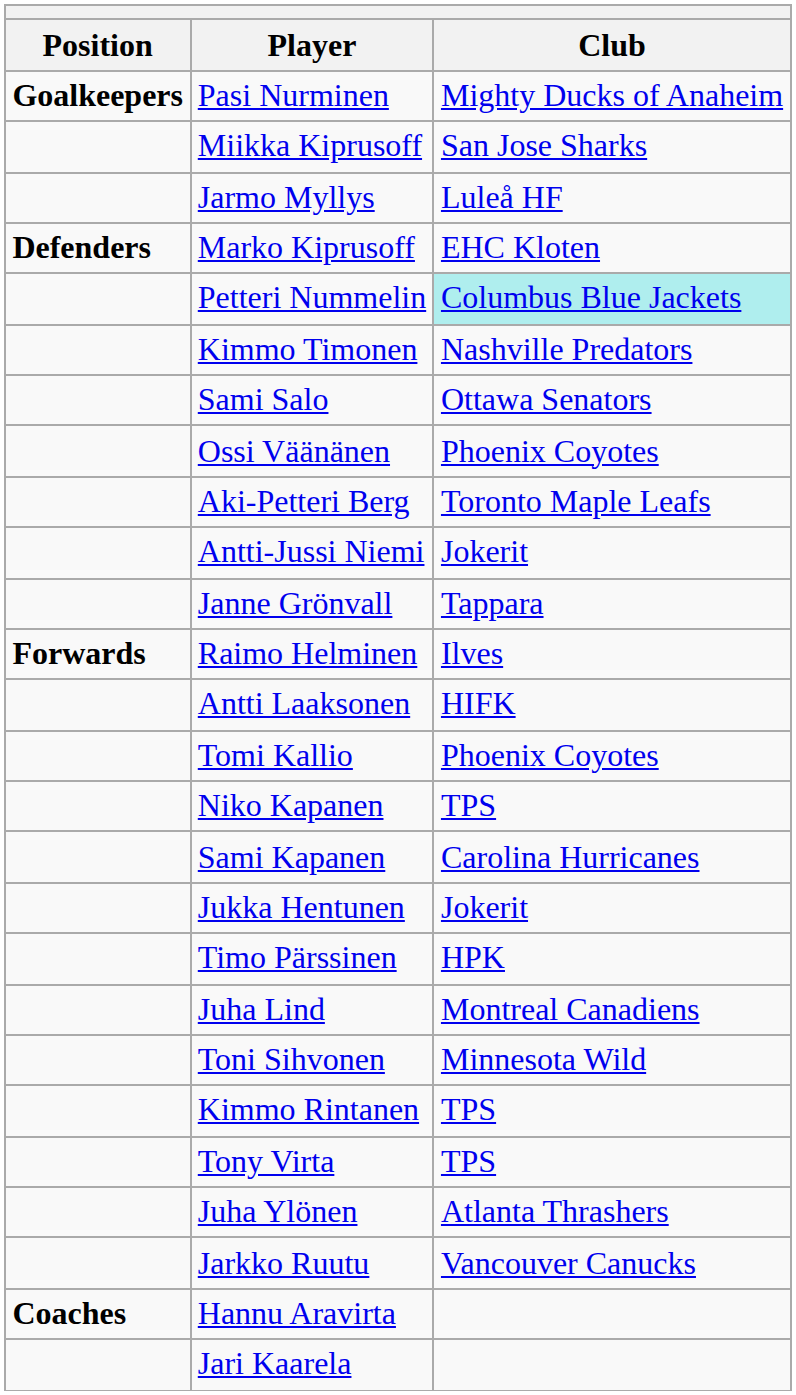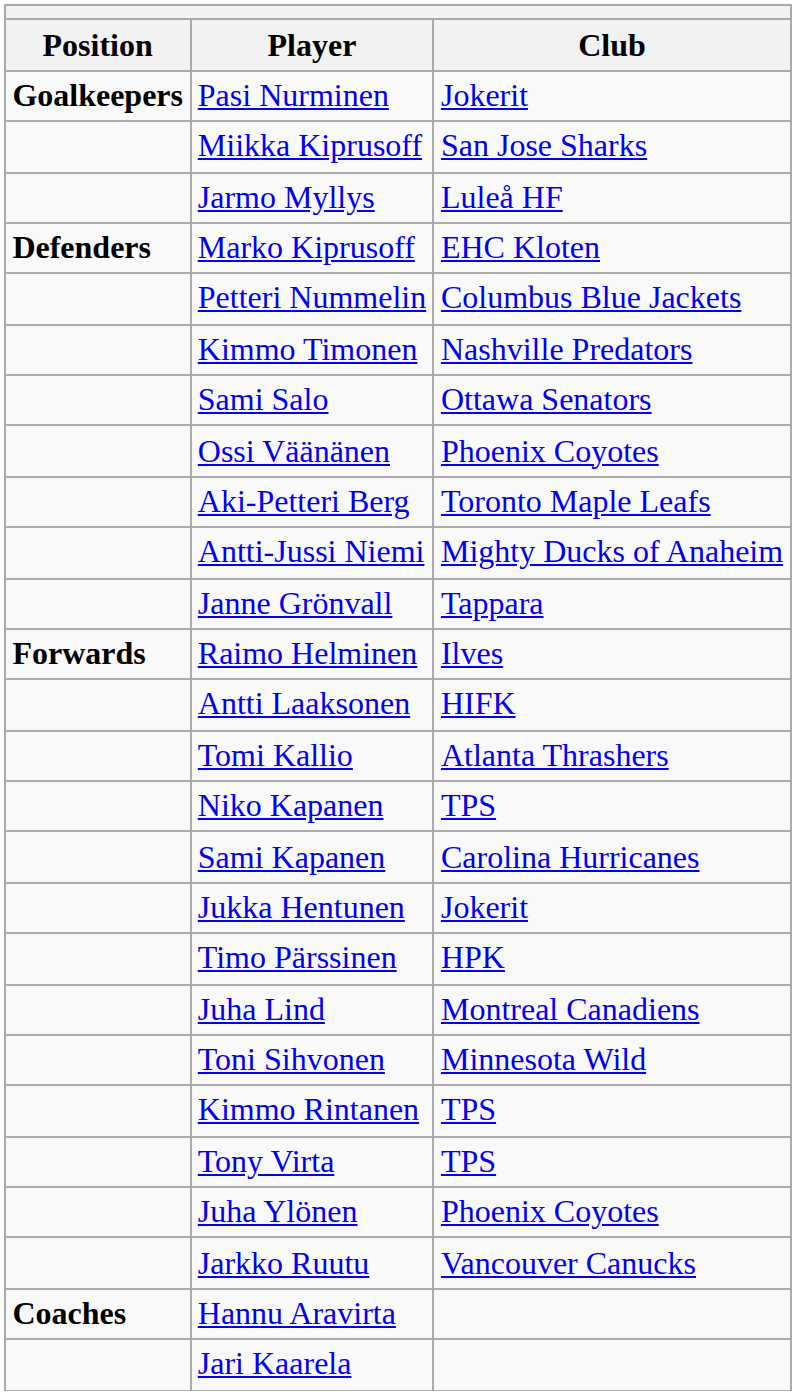(612, 95) Mighty Ducks of Anaheim -> (484, 95) Jokerit
(591, 298) paleturquoise background -> (591, 298) no background
(484, 552) Jokerit -> (612, 552) Mighty Ducks of Anaheim
(550, 755) Phoenix Coyotes -> (555, 755) Atlanta Thrashers
(555, 1211) Atlanta Thrashers -> (550, 1211) Phoenix Coyotes
